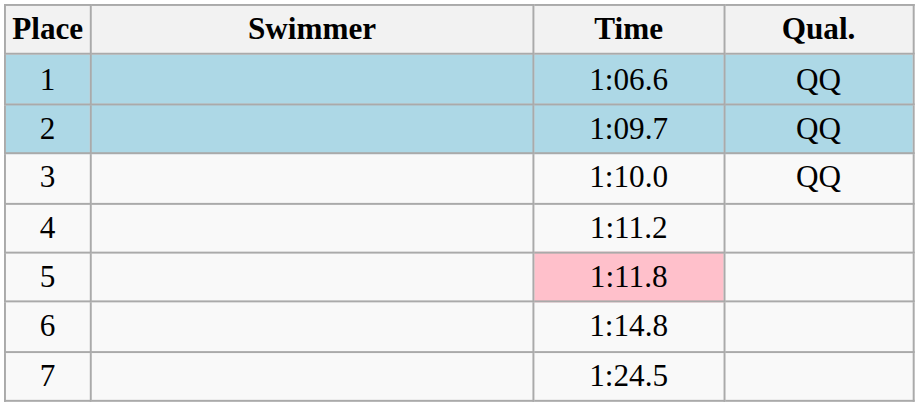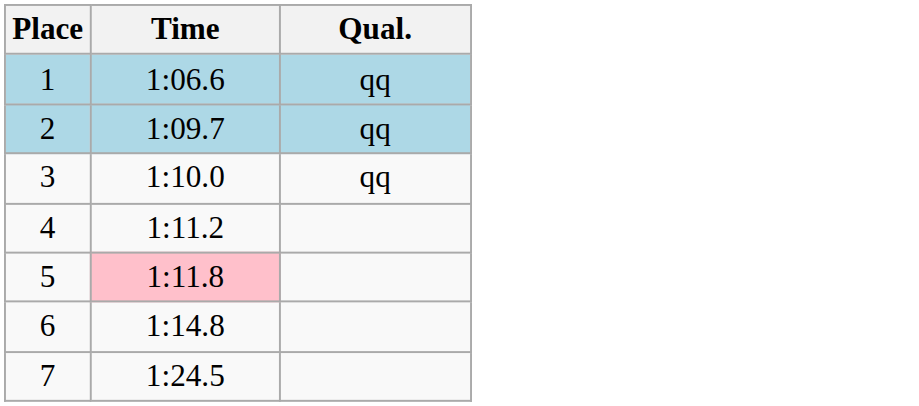- column: (312, 29)
(819, 78) QQ -> (375, 78) qq
(819, 128) QQ -> (375, 128) qq
(819, 177) QQ -> (375, 177) qq
